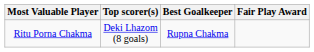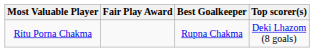columns swapped: (131, 12) <-> (272, 12)
